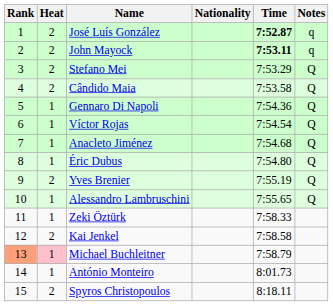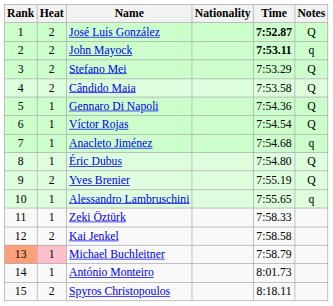(311, 32) q -> (311, 32) Q
(311, 143) Q -> (311, 143) q
(311, 198) Q -> (311, 198) q
